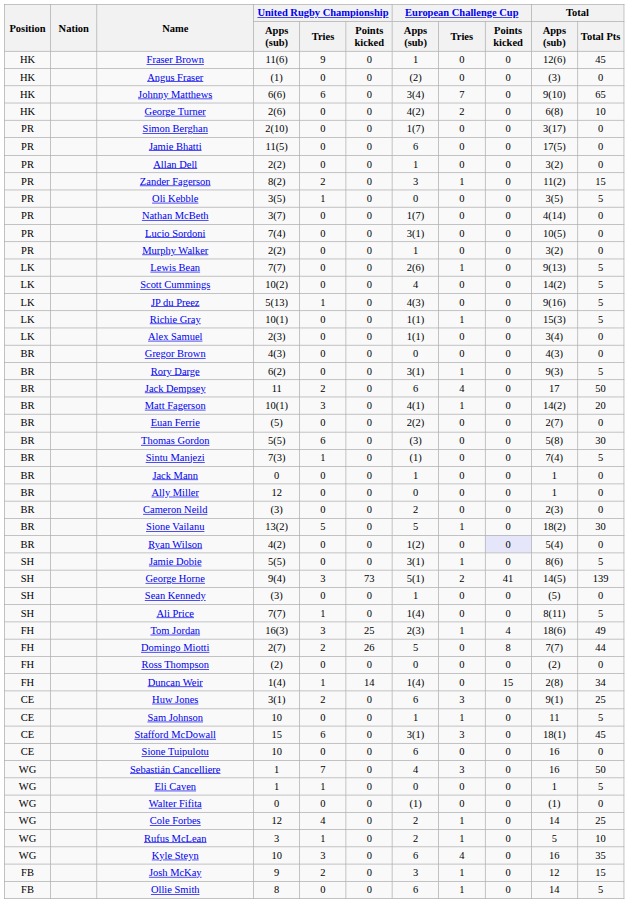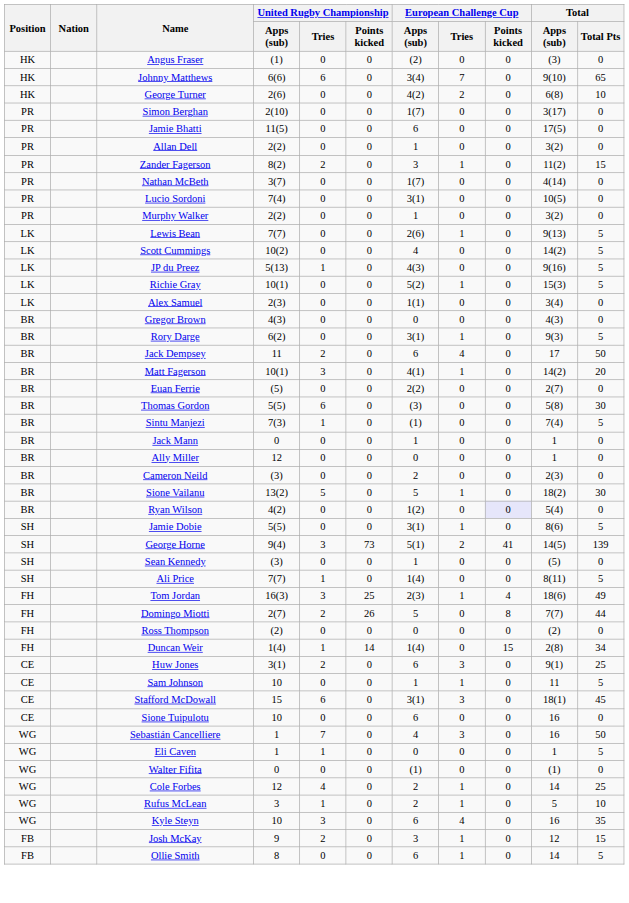- row: (175, 60)
- row: (175, 198)
(416, 319) 1(1) -> (416, 285) 5(2)
